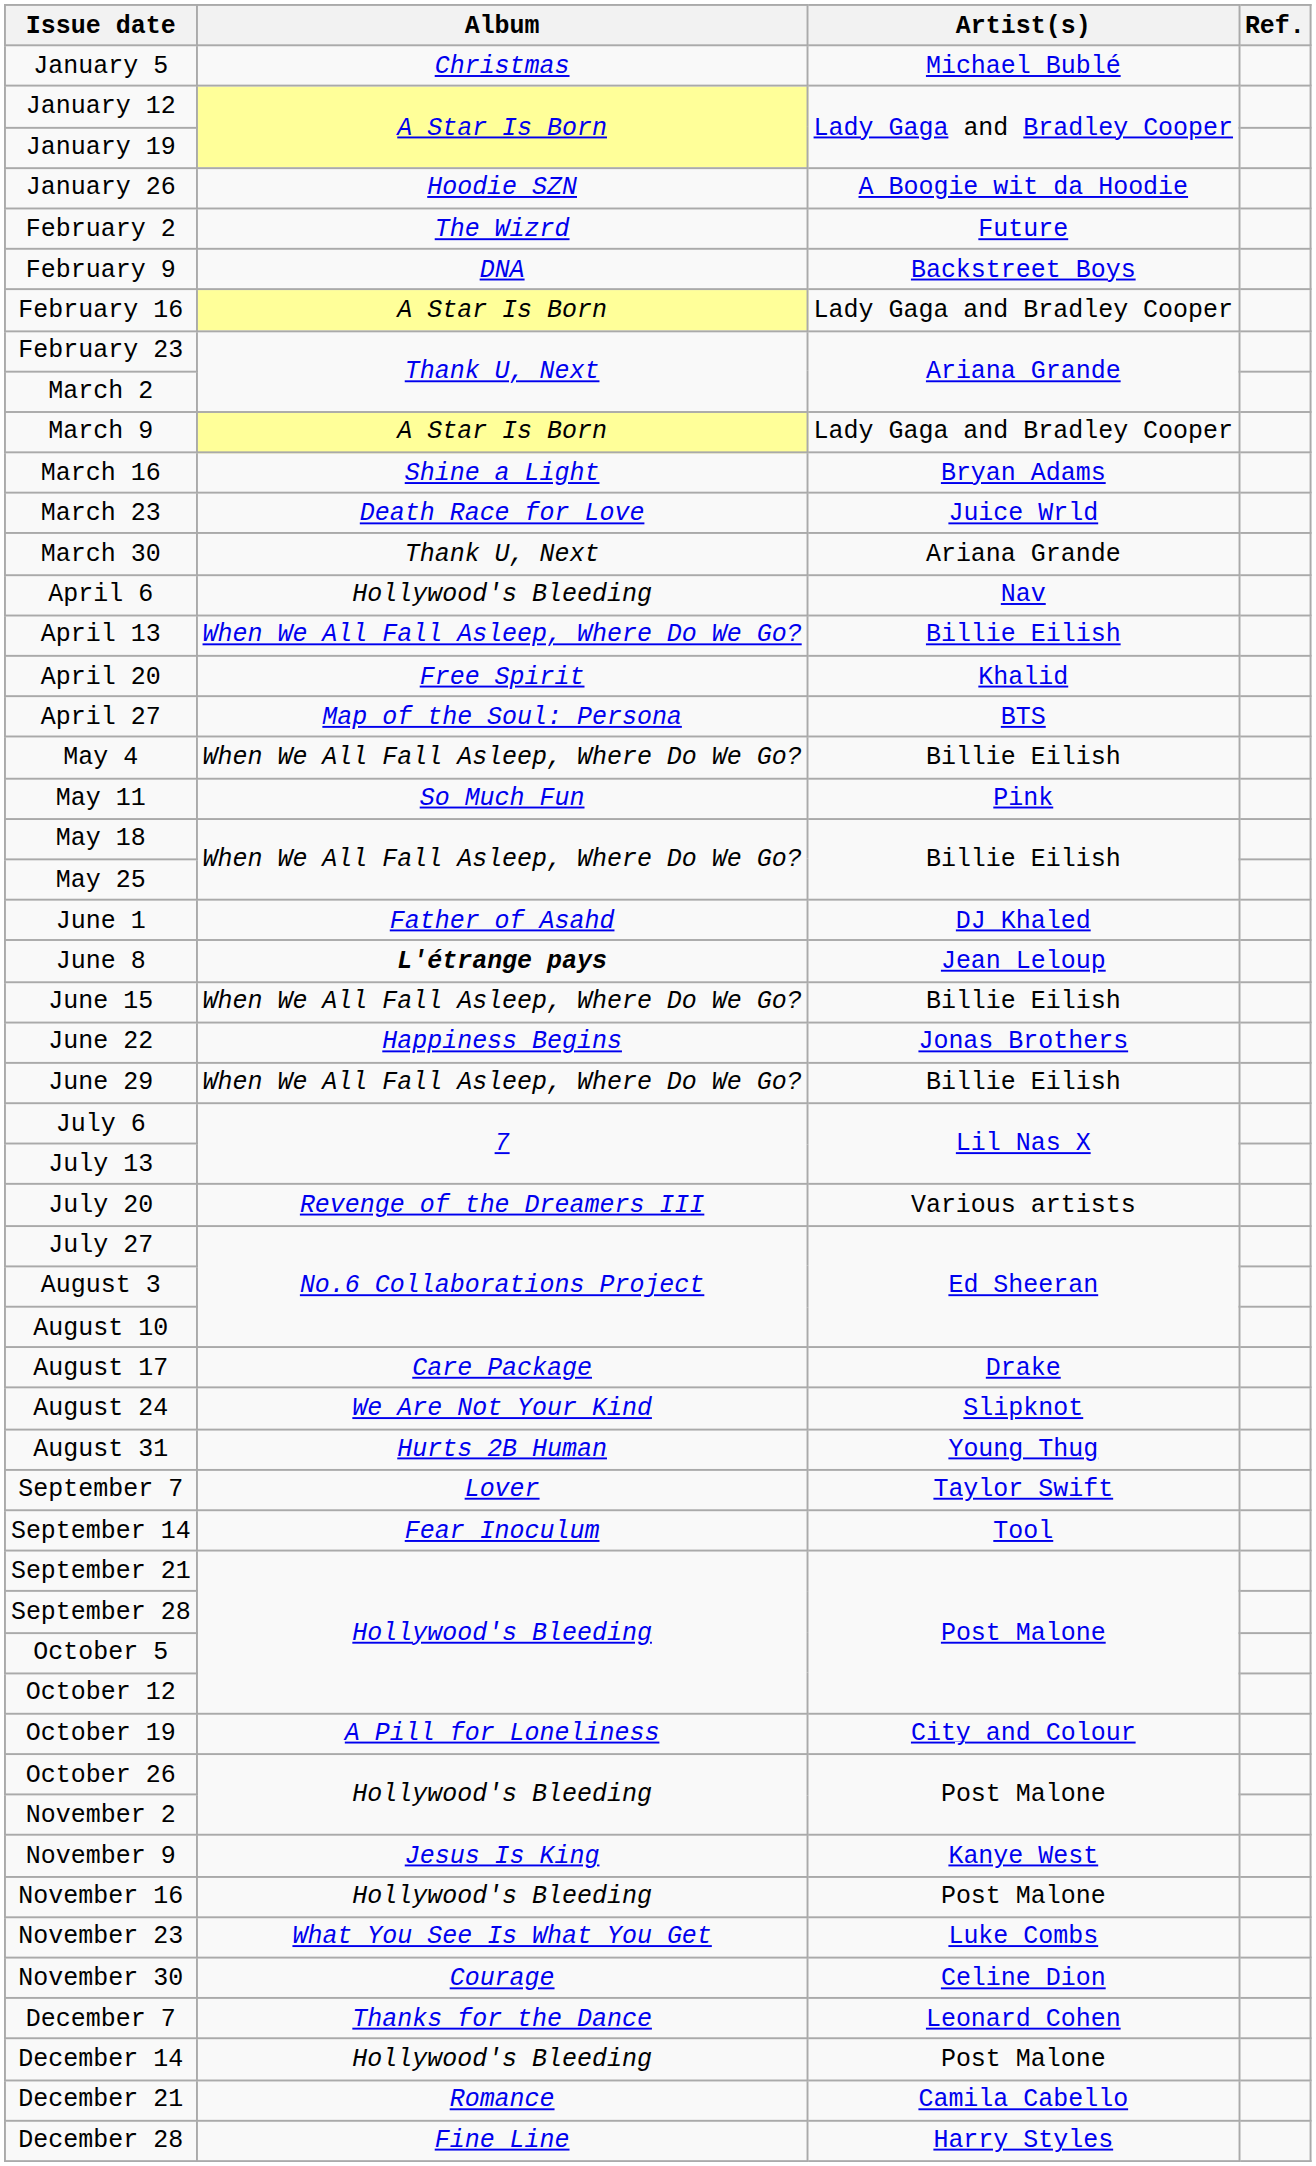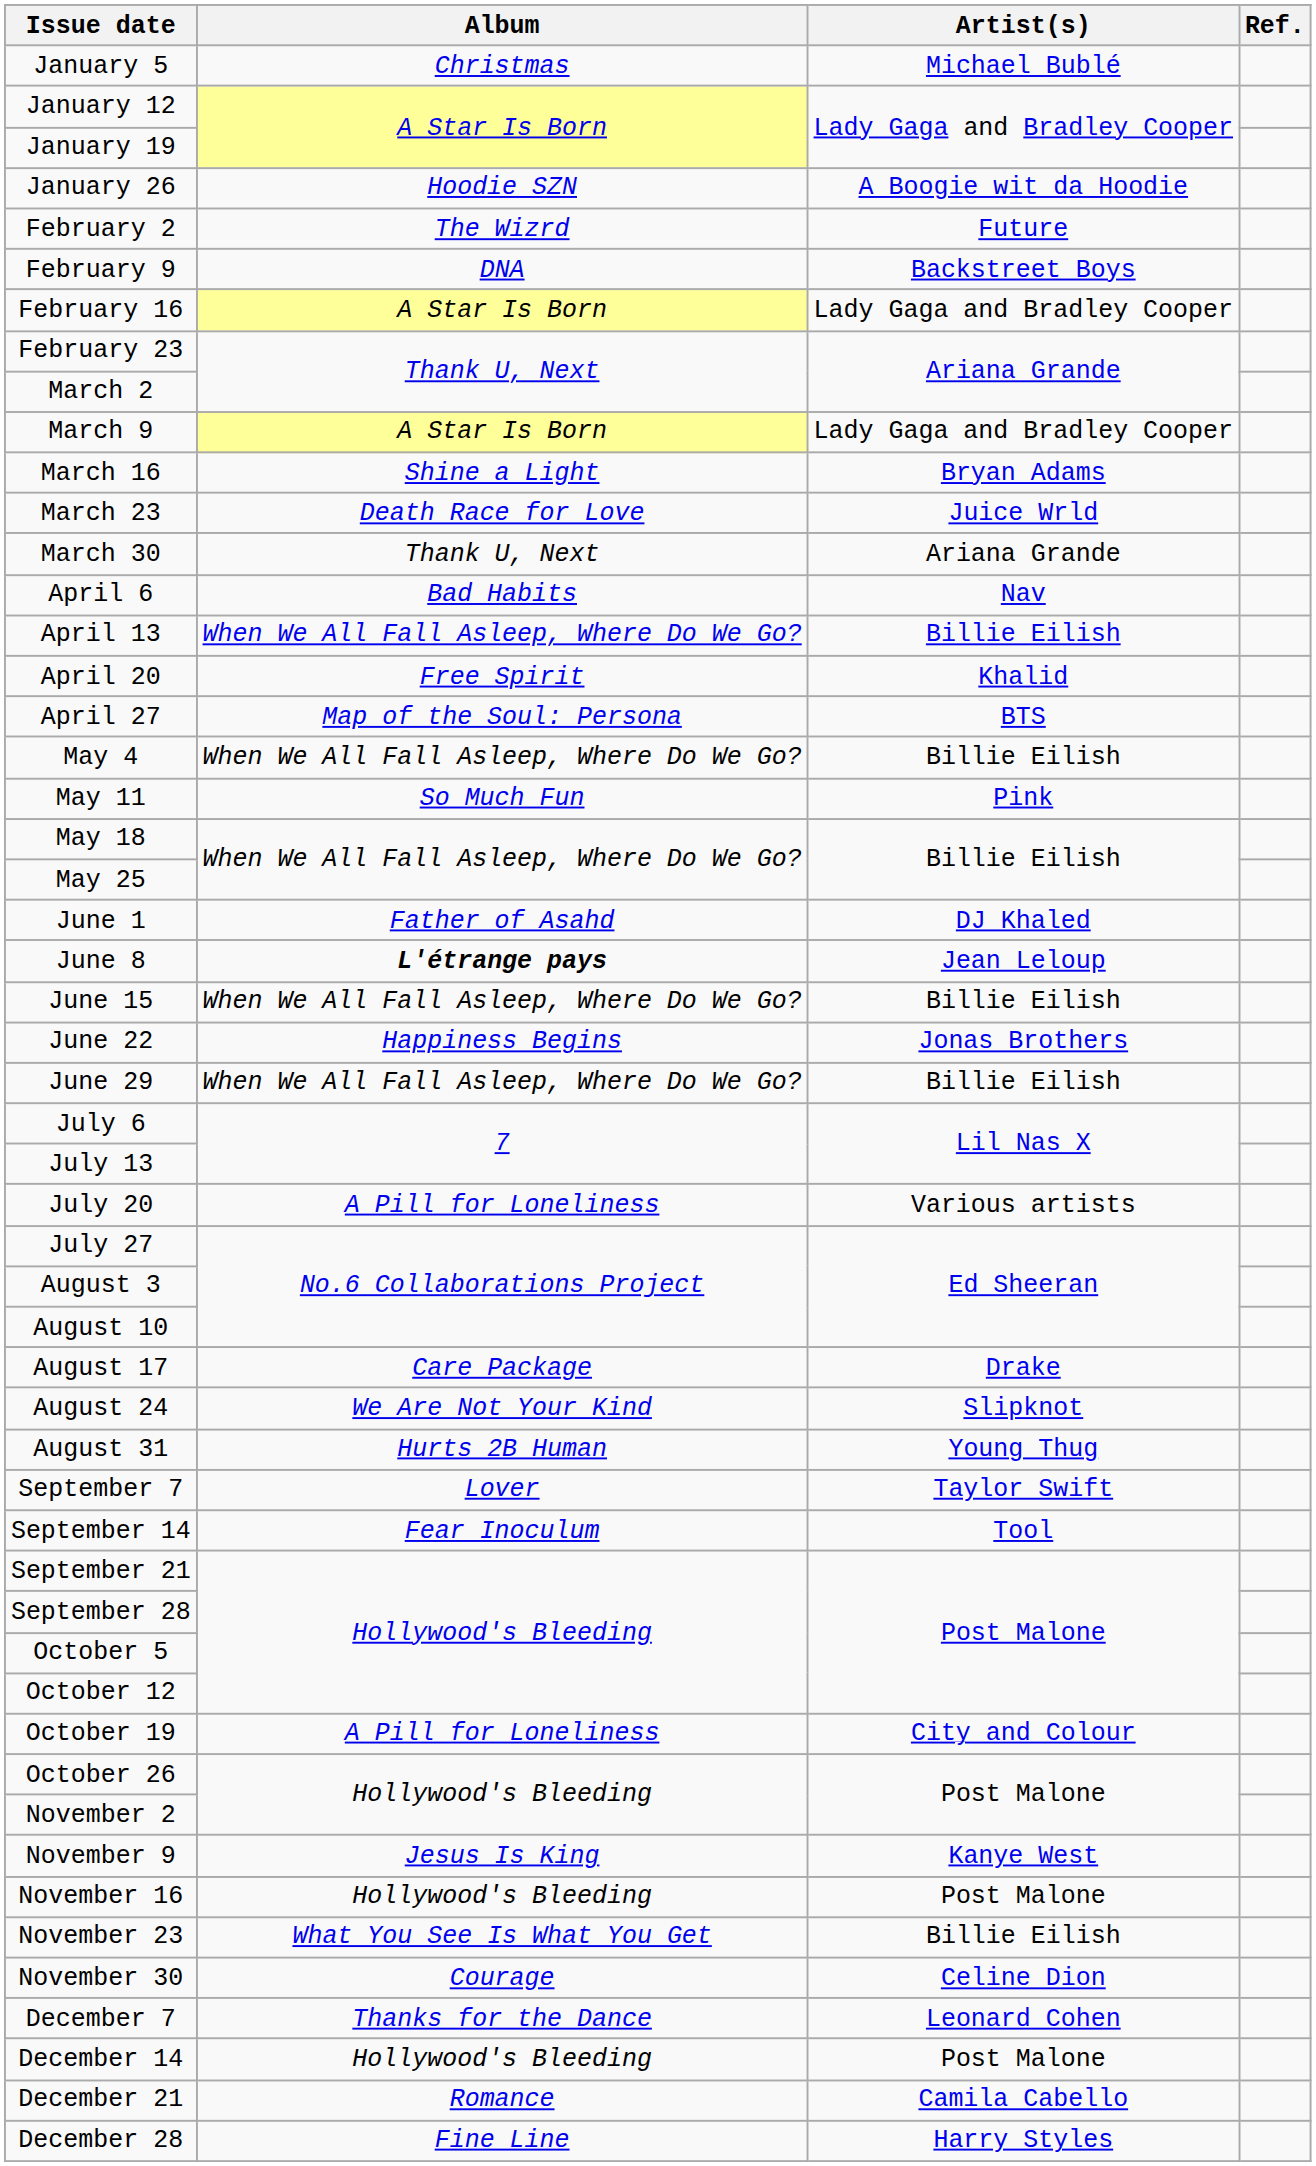(502, 595) Hollywood's Bleeding -> (502, 595) Bad Habits
(502, 1205) Revenge of the Dreamers III -> (502, 1205) A Pill for Loneliness
(1023, 1937) Luke Combs -> (1023, 1937) Billie Eilish
